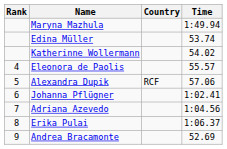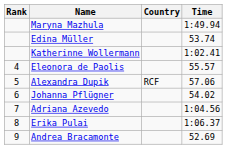(202, 53) 54.02 -> (202, 53) 1:02.41
(202, 95) 1:02.41 -> (202, 95) 54.02
